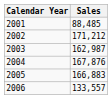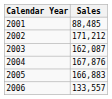(89, 50) 162,987 -> (89, 50) 162,087
